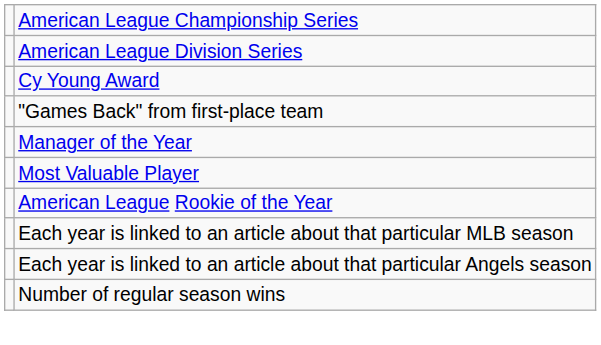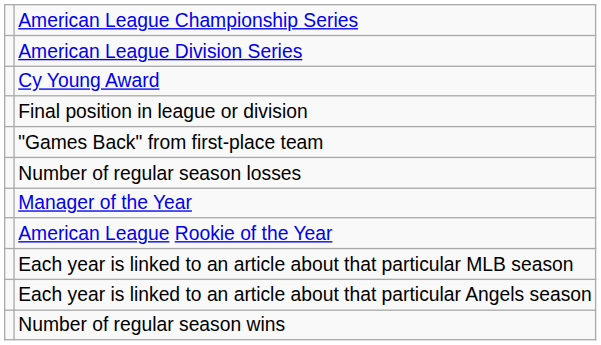+ row: (163, 112)
+ row: (160, 173)
- row: (109, 173)
